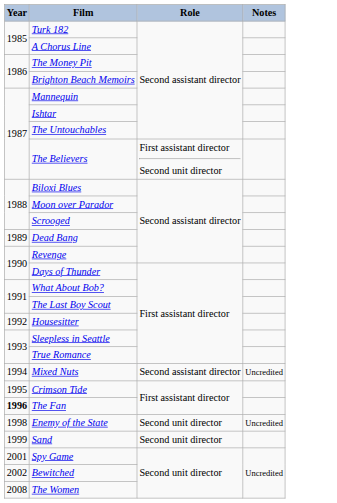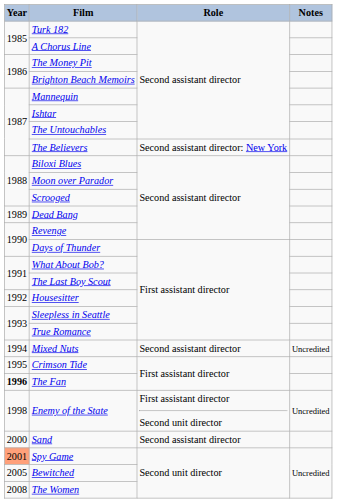(190, 159) First assistant director Second unit director -> (213, 147) Second assistant director: New York
(181, 422) Second unit director -> (213, 411) First assistant director Second unit director
(17, 439) 1999 -> (17, 439) 2000
(181, 439) Second unit director -> (190, 439) Second assistant director
(17, 456) no background -> (17, 456) lightsalmon background
(17, 473) 2002 -> (17, 473) 2005
